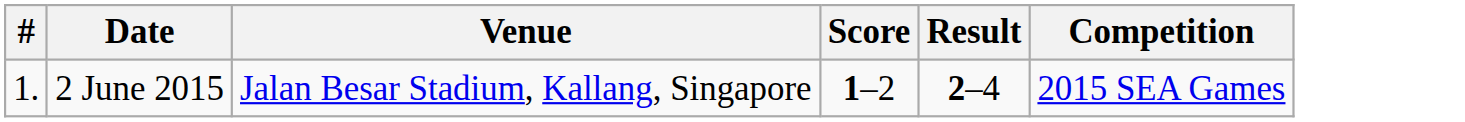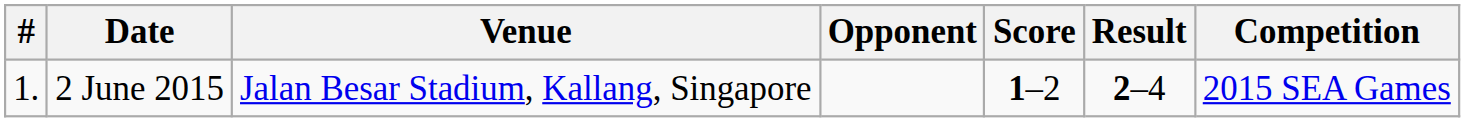+ column: (902, 32)
